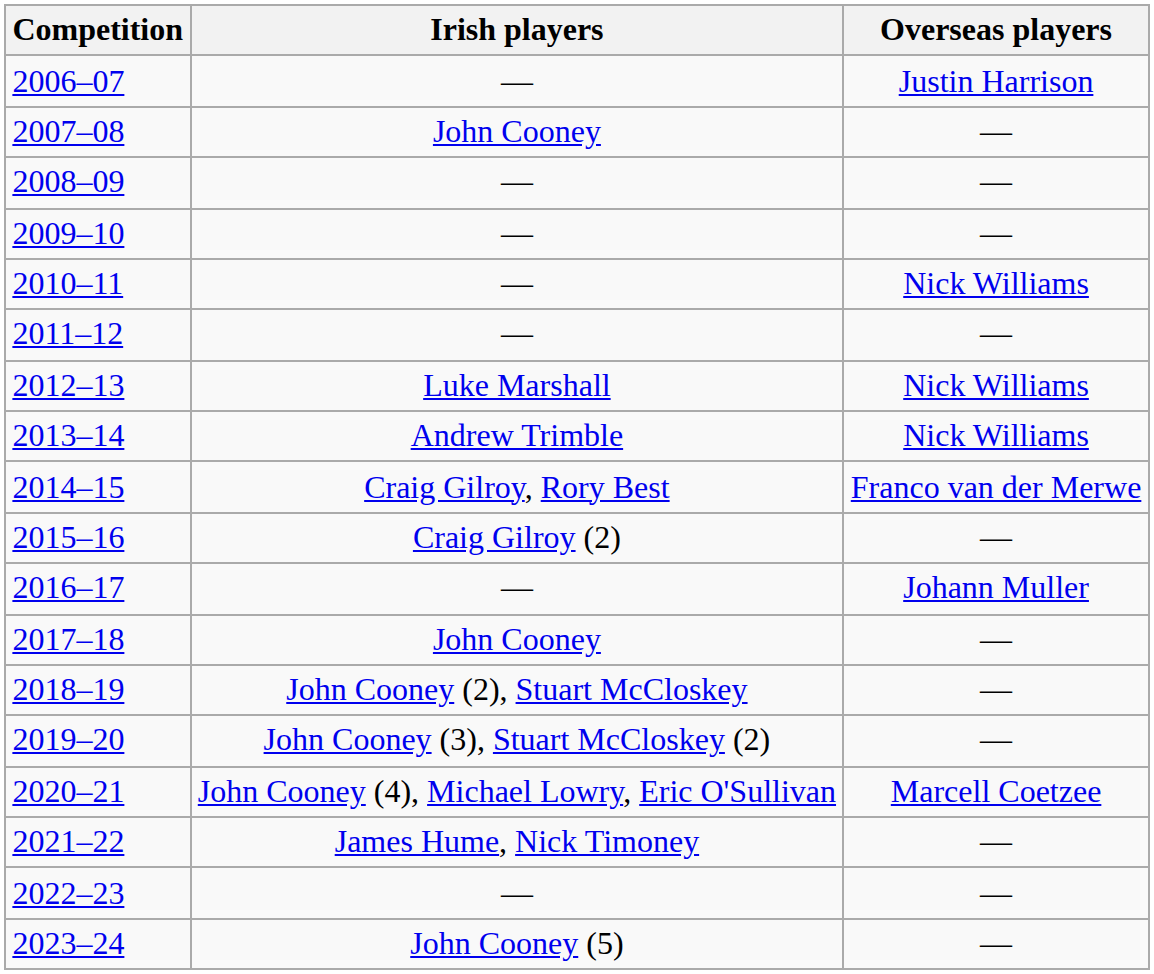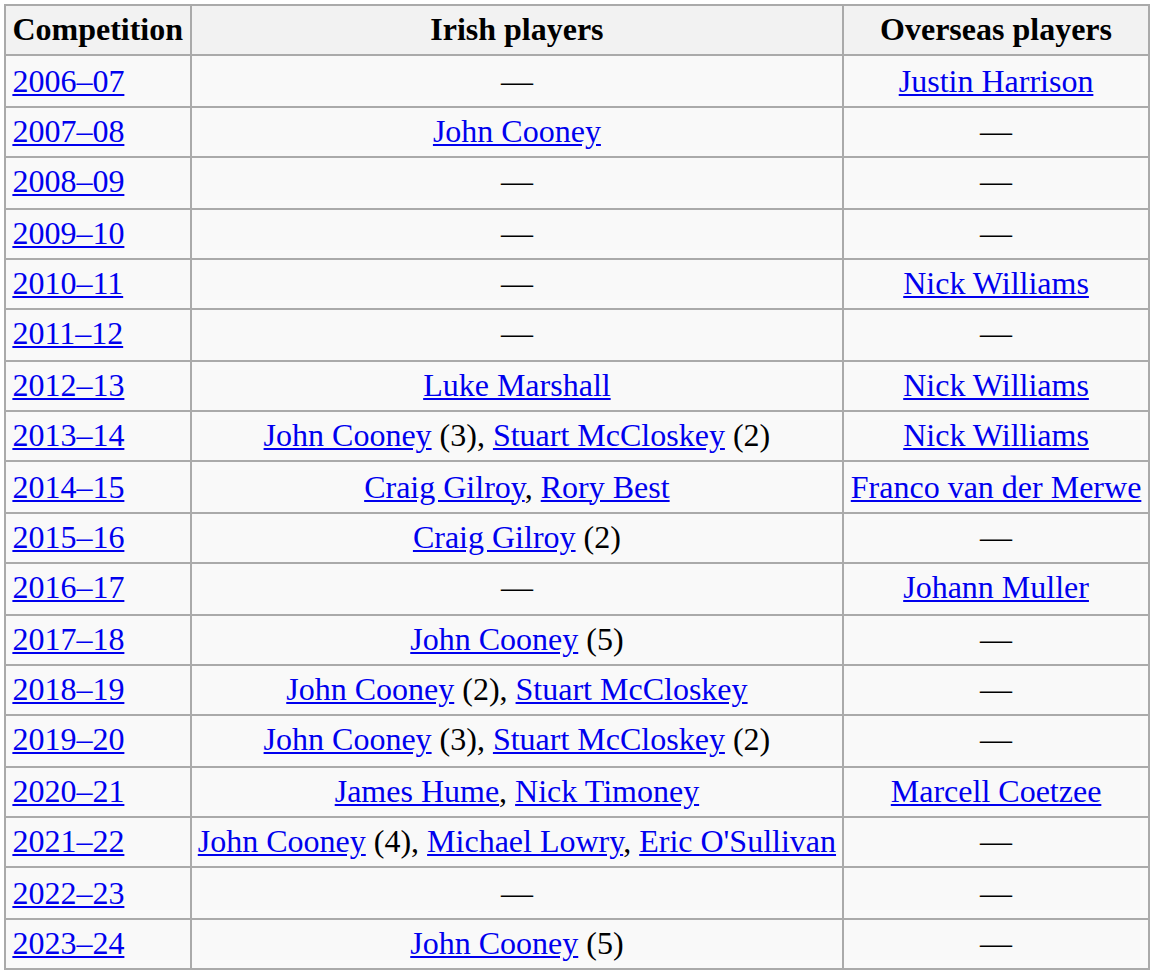(517, 435) Andrew Trimble -> (517, 435) John Cooney (3), Stuart McCloskey (2)
(517, 638) John Cooney -> (517, 638) John Cooney (5)
(517, 791) John Cooney (4), Michael Lowry, Eric O'Sullivan -> (517, 791) James Hume, Nick Timoney
(517, 841) James Hume, Nick Timoney -> (517, 841) John Cooney (4), Michael Lowry, Eric O'Sullivan
